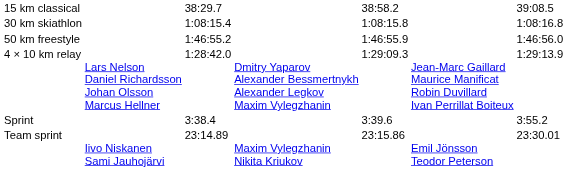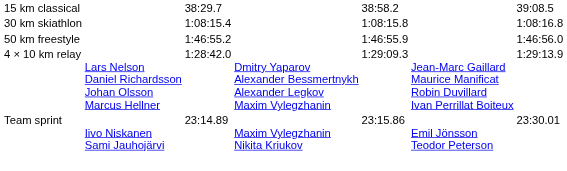- row: (19, 120)
